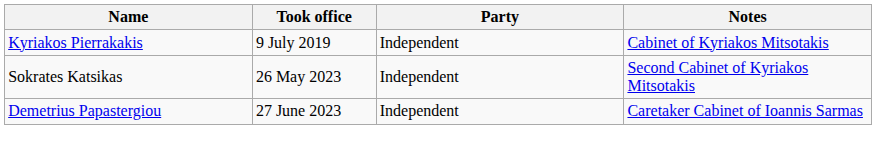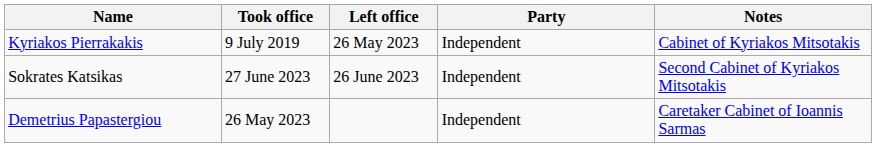+ column: (384, 17)
(299, 76) 26 May 2023 -> (268, 76) 27 June 2023
(299, 111) 27 June 2023 -> (268, 120) 26 May 2023
